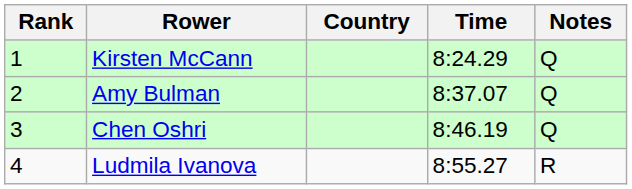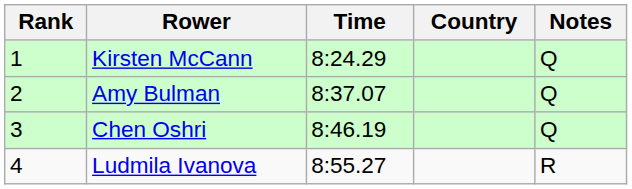columns swapped: (367, 22) <-> (481, 22)
